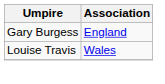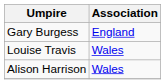+ row: (47, 69)
